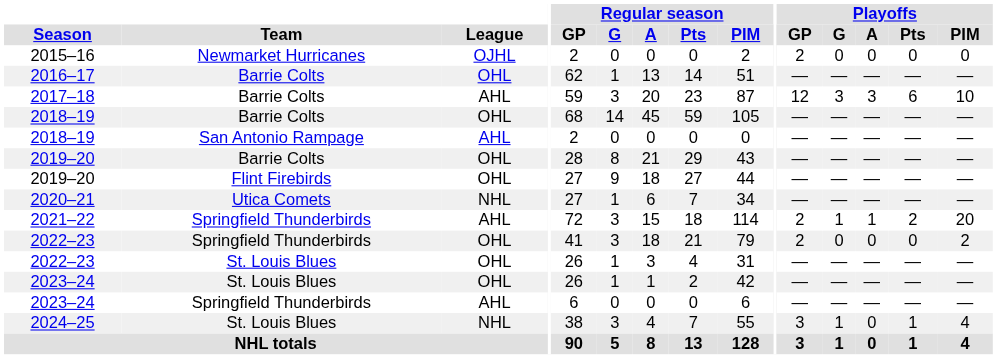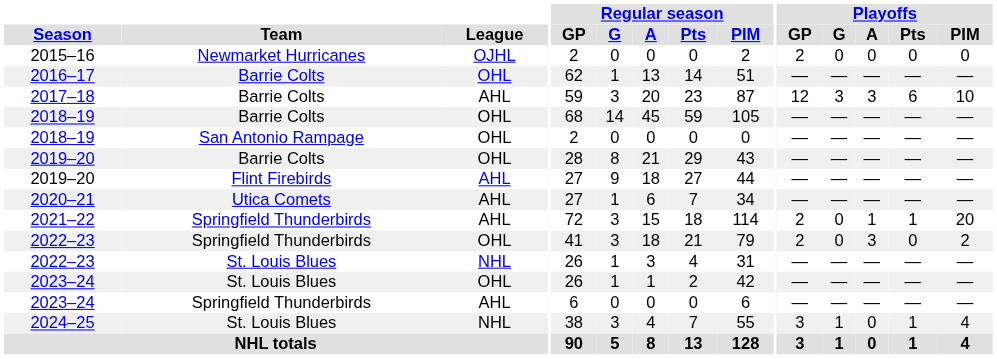(495, 137) AHL -> (495, 137) OHL
(495, 179) OHL -> (495, 179) AHL
(495, 199) NHL -> (495, 199) AHL
(839, 220) 1 -> (839, 220) 0
(913, 220) 2 -> (913, 220) 1
(872, 240) 0 -> (872, 240) 3
(495, 261) OHL -> (495, 261) NHL
